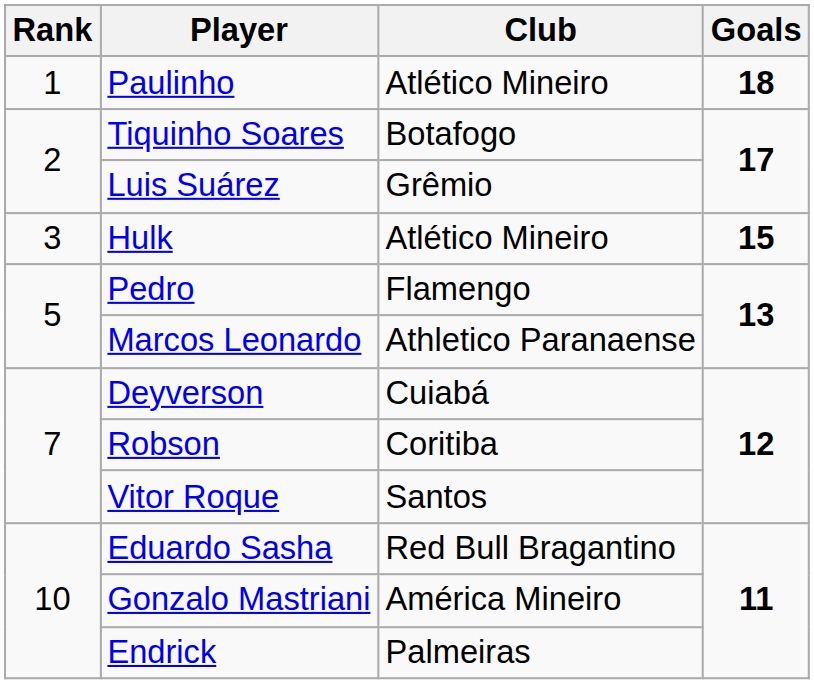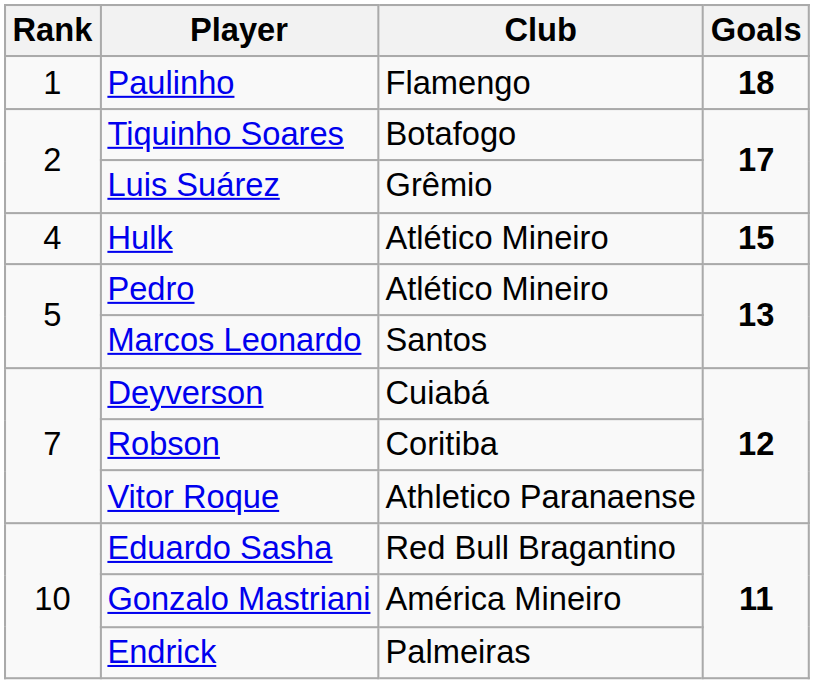(497, 82) Atlético Mineiro -> (458, 82) Flamengo
(52, 237) 3 -> (52, 237) 4
(458, 289) Flamengo -> (497, 289) Atlético Mineiro
(541, 340) Athletico Paranaense -> (436, 340) Santos
(436, 496) Santos -> (541, 496) Athletico Paranaense
